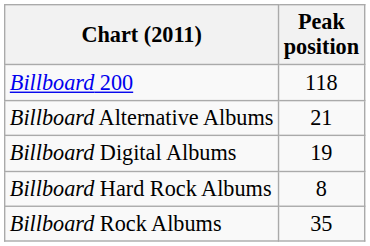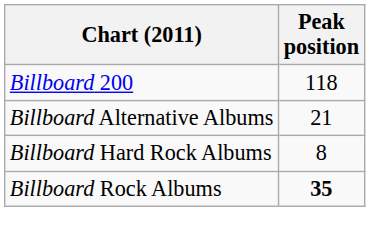- row: (123, 152)
(321, 223) normal -> (321, 188) bold
